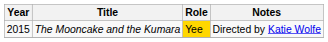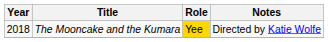(18, 29) 2015 -> (18, 29) 2018
